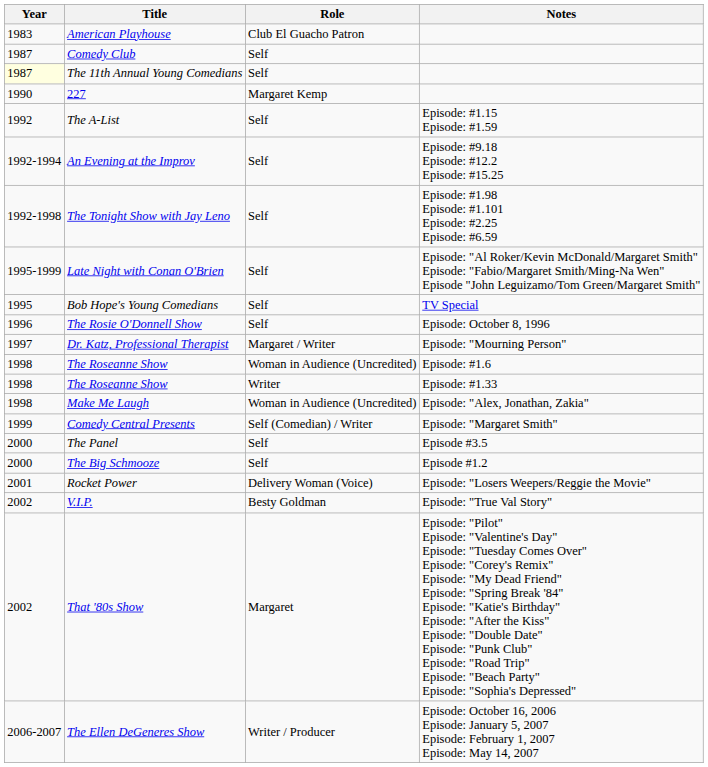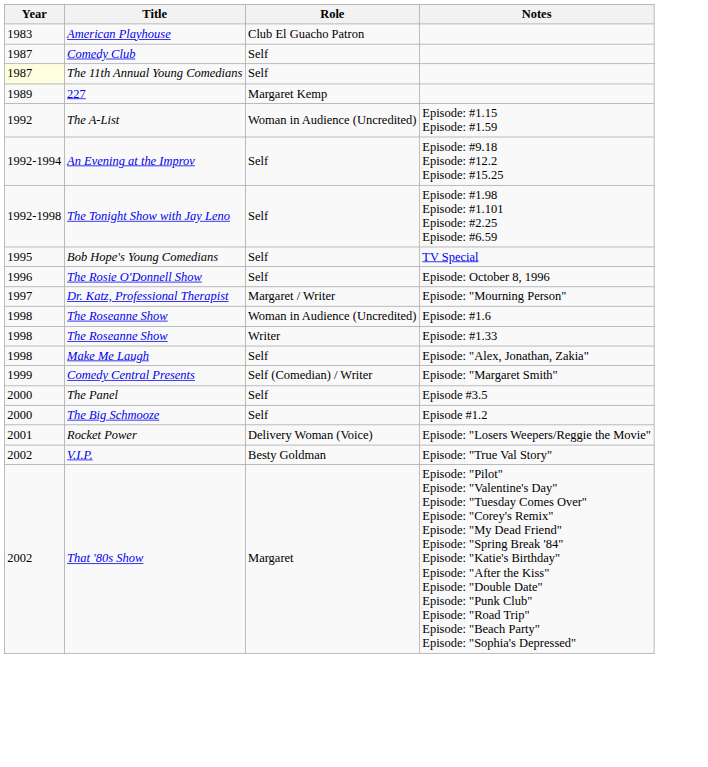(20, 93) 1990 -> (20, 93) 1989
(258, 120) Self -> (332, 120) Woman in Audience (Uncredited)
- row: (145, 271)
(332, 403) Woman in Audience (Uncredited) -> (258, 355) Self
- row: (136, 731)
